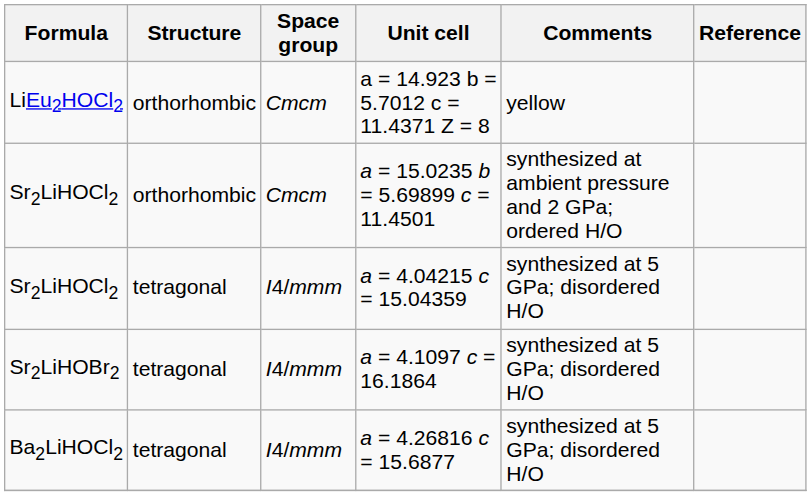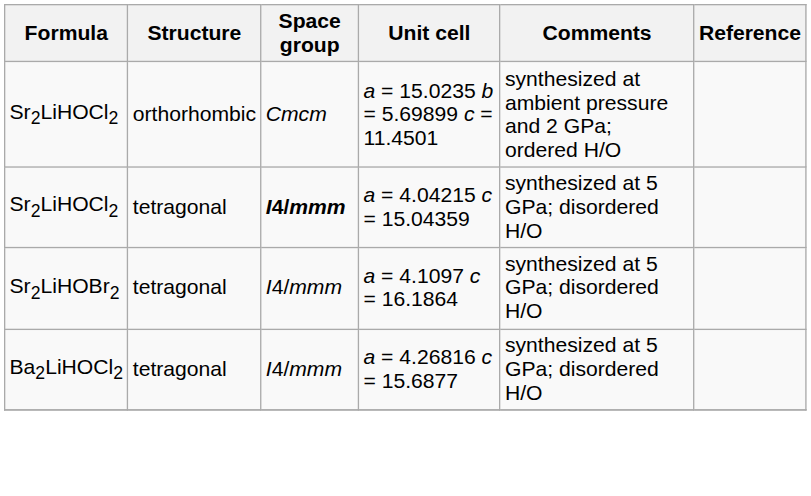- row: (428, 102)
(304, 288) normal -> (306, 207) bold
